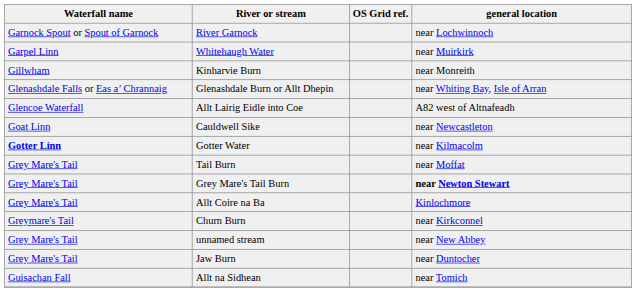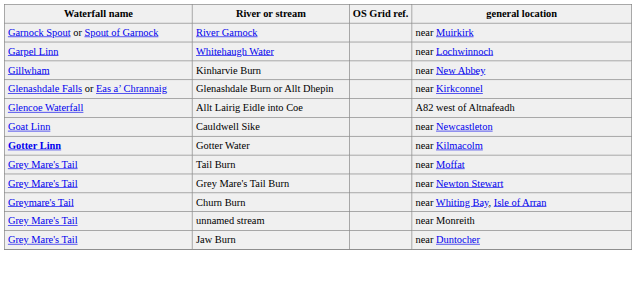(454, 32) near Lochwinnoch -> (445, 32) near Muirkirk
(445, 51) near Muirkirk -> (454, 51) near Lochwinnoch
(445, 70) near Monreith -> (450, 70) near New Abbey
(481, 89) near Whiting Bay, Isle of Arran -> (449, 89) near Kirkconnel
(463, 183) bold -> (459, 183) normal
- row: (230, 202)
(449, 221) near Kirkconnel -> (481, 202) near Whiting Bay, Isle of Arran
(450, 240) near New Abbey -> (445, 221) near Monreith
- row: (228, 277)
